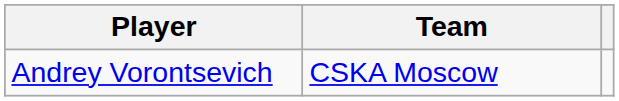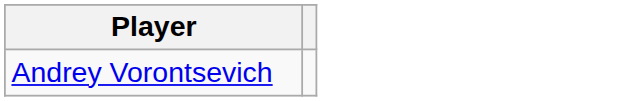- column: (452, 27)
